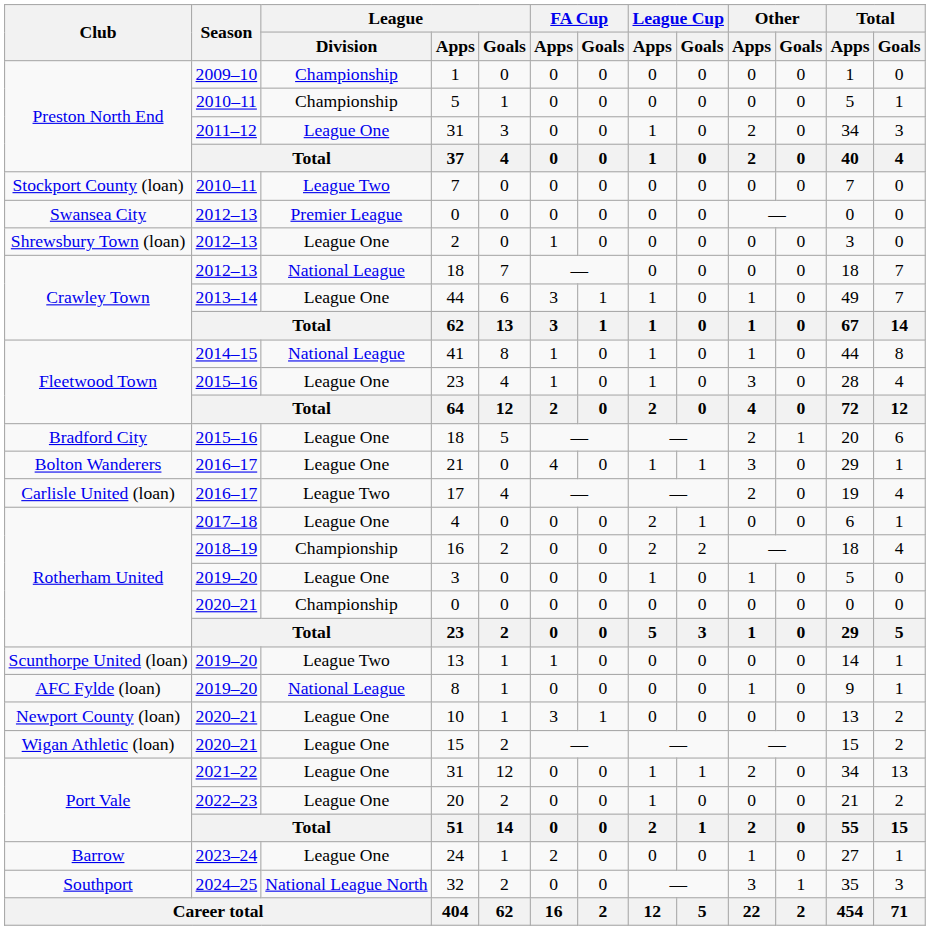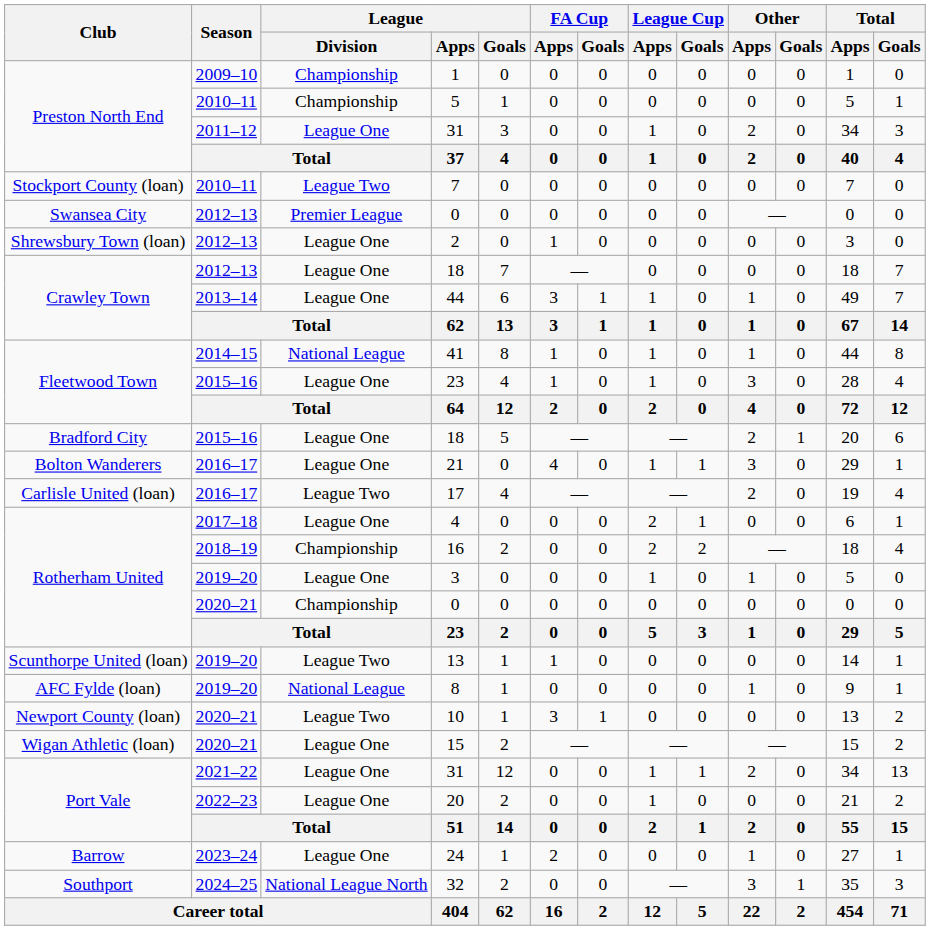(346, 269) National League -> (346, 269) League One
(346, 716) League One -> (346, 716) League Two
